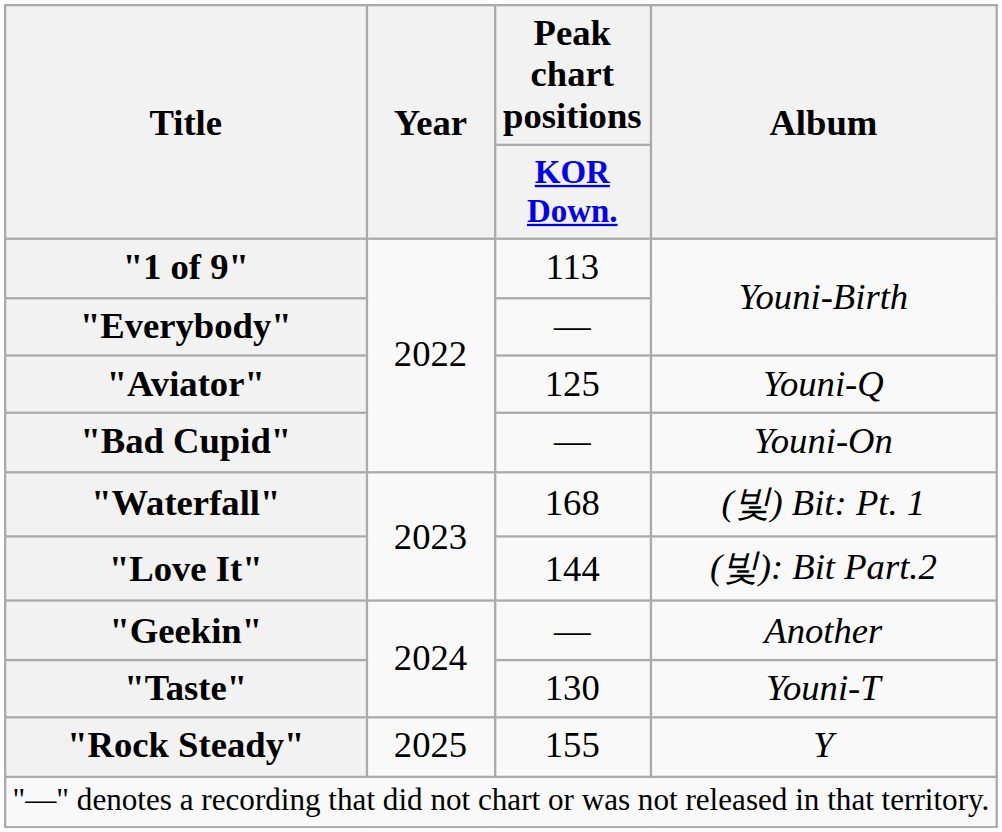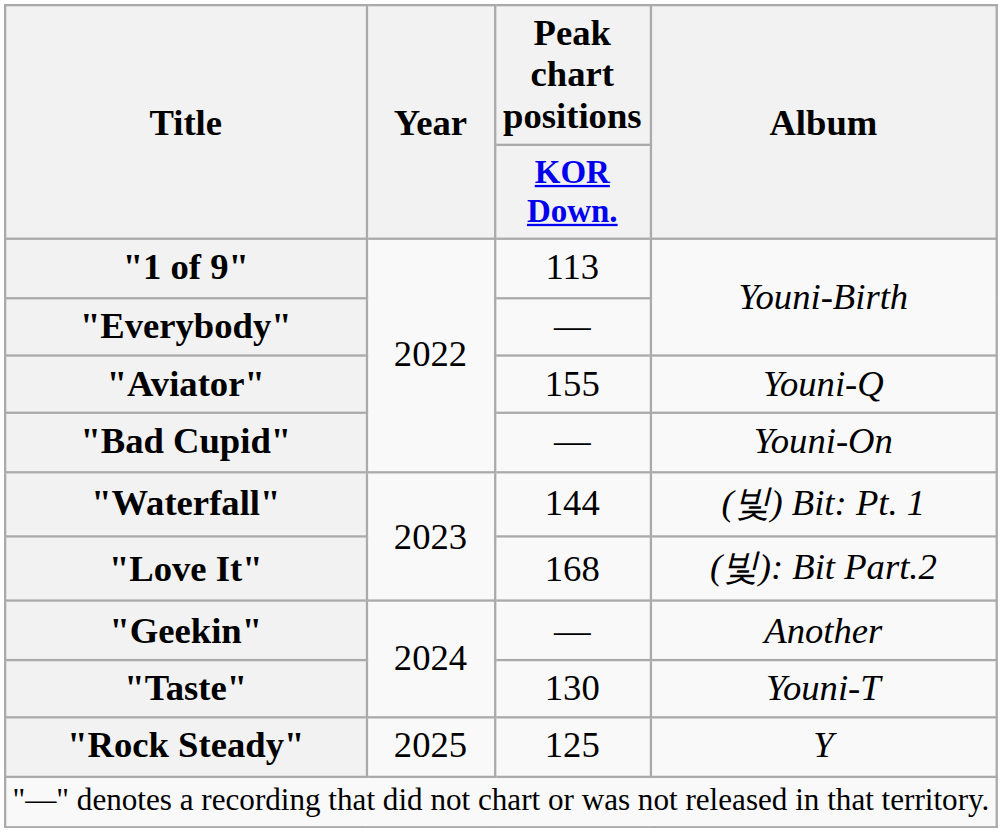(572, 383) 125 -> (572, 383) 155
(572, 503) 168 -> (572, 503) 144
(572, 568) 144 -> (572, 568) 168
(572, 746) 155 -> (572, 746) 125
